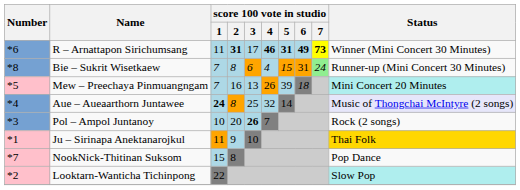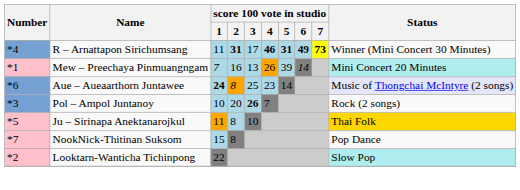(13, 49) *6 -> (13, 49) *4
- row: (106, 67)
(13, 85) *5 -> (13, 67) *1
(303, 85) 18 -> (303, 67) 14
(13, 103) *4 -> (13, 85) *6
(270, 103) 32 -> (270, 85) 23
(13, 139) *1 -> (13, 121) *5
(233, 139) 9 -> (233, 121) 8
